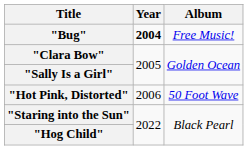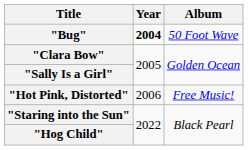(203, 34) Free Music! -> (203, 34) 50 Foot Wave
(203, 94) 50 Foot Wave -> (203, 94) Free Music!
